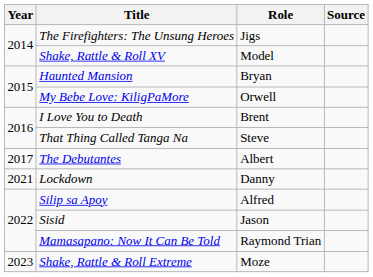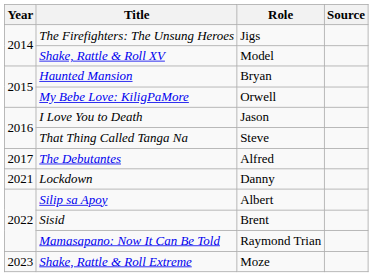(255, 117) Brent -> (255, 117) Jason
(257, 158) Albert -> (257, 158) Alfred
(257, 199) Alfred -> (257, 199) Albert
(255, 220) Jason -> (255, 220) Brent
